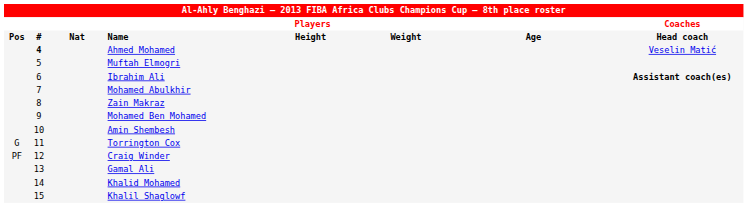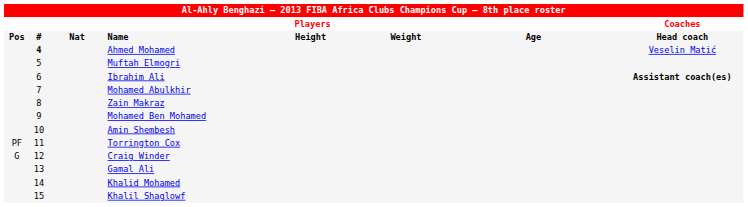(17, 143) G -> (17, 143) PF
(17, 156) PF -> (17, 156) G
